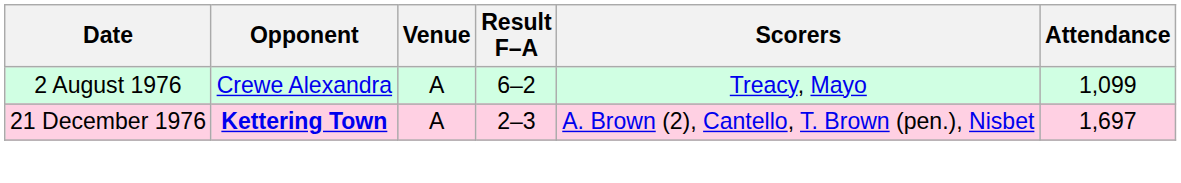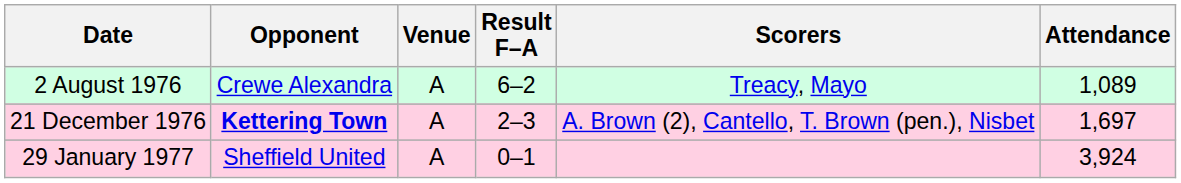(1108, 85) 1,099 -> (1108, 85) 1,089
+ row: (108, 158)
